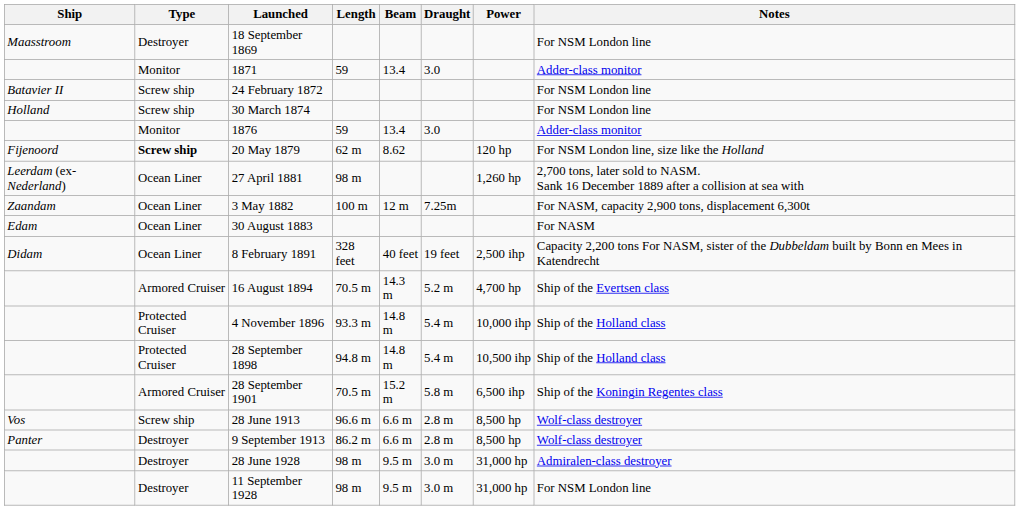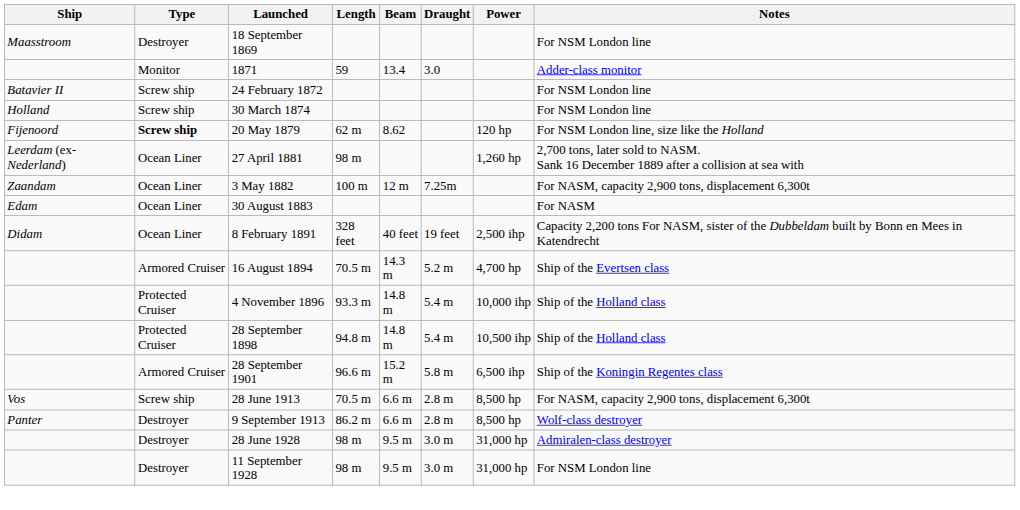- row: (244, 130)
(353, 392) 70.5 m -> (353, 372) 96.6 m
(353, 419) 96.6 m -> (353, 399) 70.5 m
(589, 419) Wolf-class destroyer -> (673, 399) For NASM, capacity 2,900 tons, displacement 6,300t
